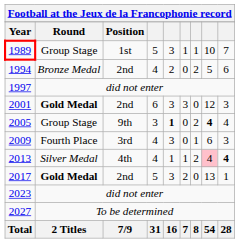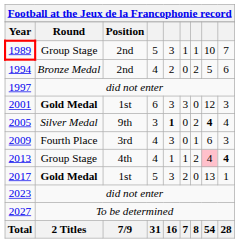(125, 50) 1st -> (125, 50) 2nd
(125, 104) 2nd -> (125, 104) 1st
(69, 122) Group Stage -> (69, 122) Silver Medal
(69, 158) Silver Medal -> (69, 158) Group Stage
(125, 176) 2nd -> (125, 176) 1st
